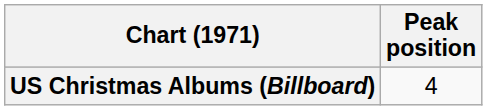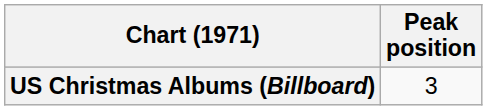(431, 85) 4 -> (431, 85) 3
